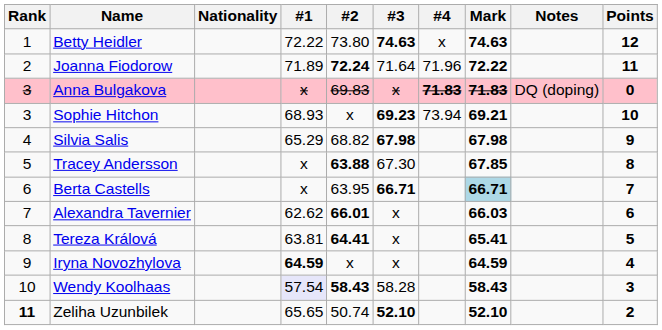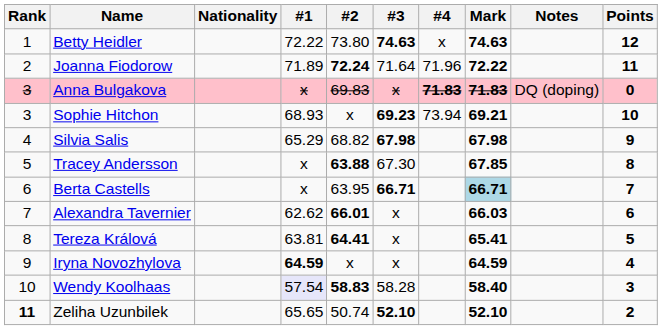(350, 287) 58.43 -> (350, 287) 58.83
(488, 287) 58.43 -> (488, 287) 58.40
